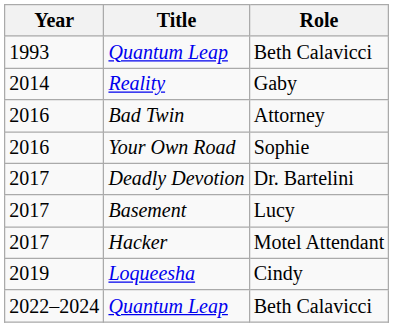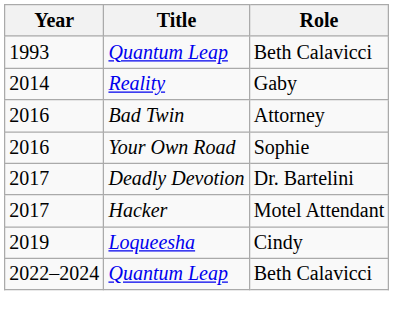- row: (29, 210)
